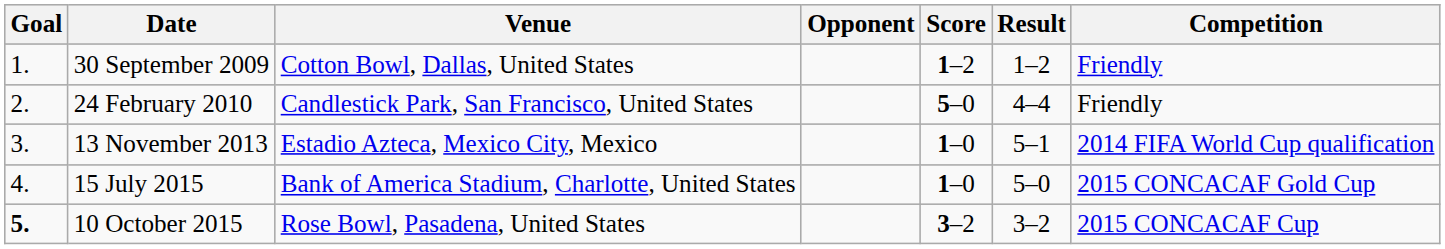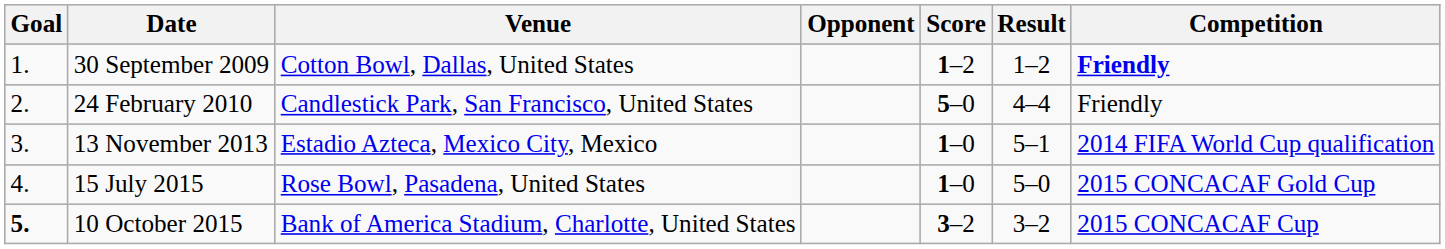(1120, 64) normal -> (1123, 64) bold
(538, 183) Bank of America Stadium, Charlotte, United States -> (463, 183) Rose Bowl, Pasadena, United States
(463, 223) Rose Bowl, Pasadena, United States -> (538, 223) Bank of America Stadium, Charlotte, United States
